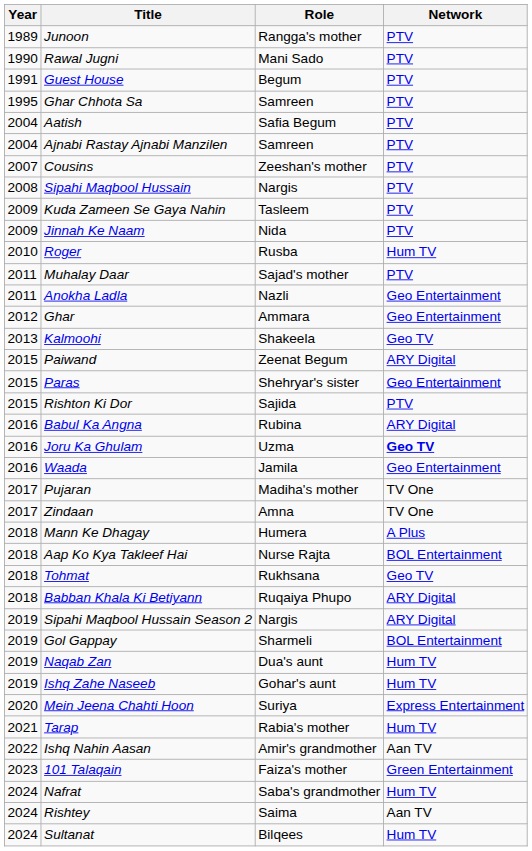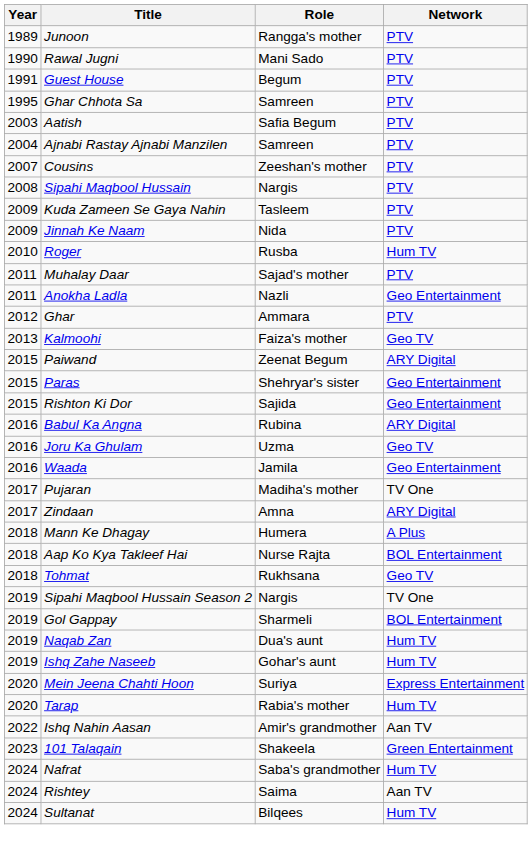(23, 123) 2004 -> (23, 123) 2003
(444, 317) Geo Entertainment -> (400, 317) PTV
(287, 338) Shakeela -> (303, 338) Faiza's mother
(400, 403) PTV -> (444, 403) Geo Entertainment
(410, 446) bold -> (410, 446) normal
(410, 511) TV One -> (421, 511) ARY Digital
- row: (123, 597)
(421, 619) ARY Digital -> (410, 597) TV One
(23, 727) 2021 -> (23, 705) 2020
(303, 770) Faiza's mother -> (287, 748) Shakeela
